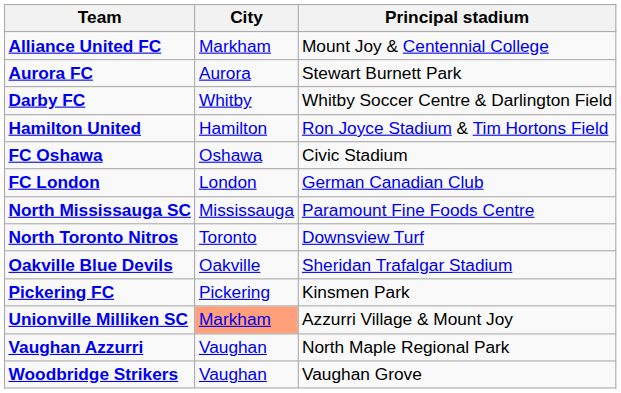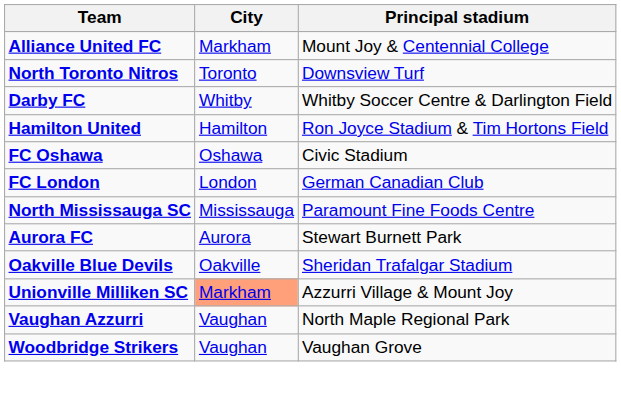rows swapped: (51, 73) <-> (93, 237)
- row: (61, 292)
